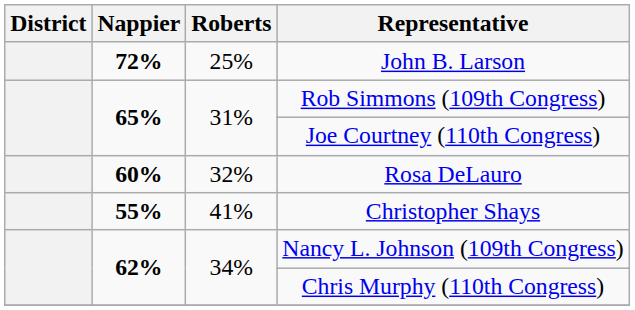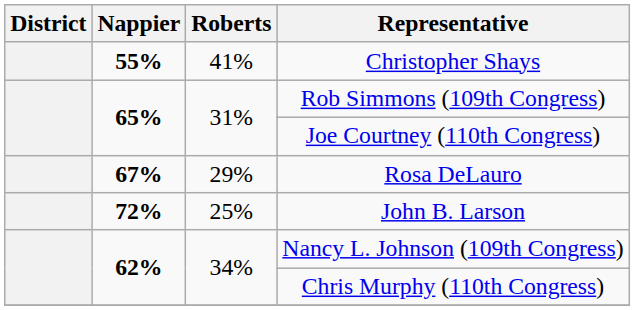rows swapped: (453, 60) <-> (453, 211)
(139, 173) 60% -> (139, 173) 67%
(231, 173) 32% -> (231, 173) 29%
